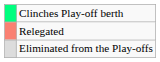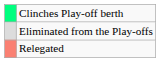rows swapped: (86, 48) <-> (41, 31)
